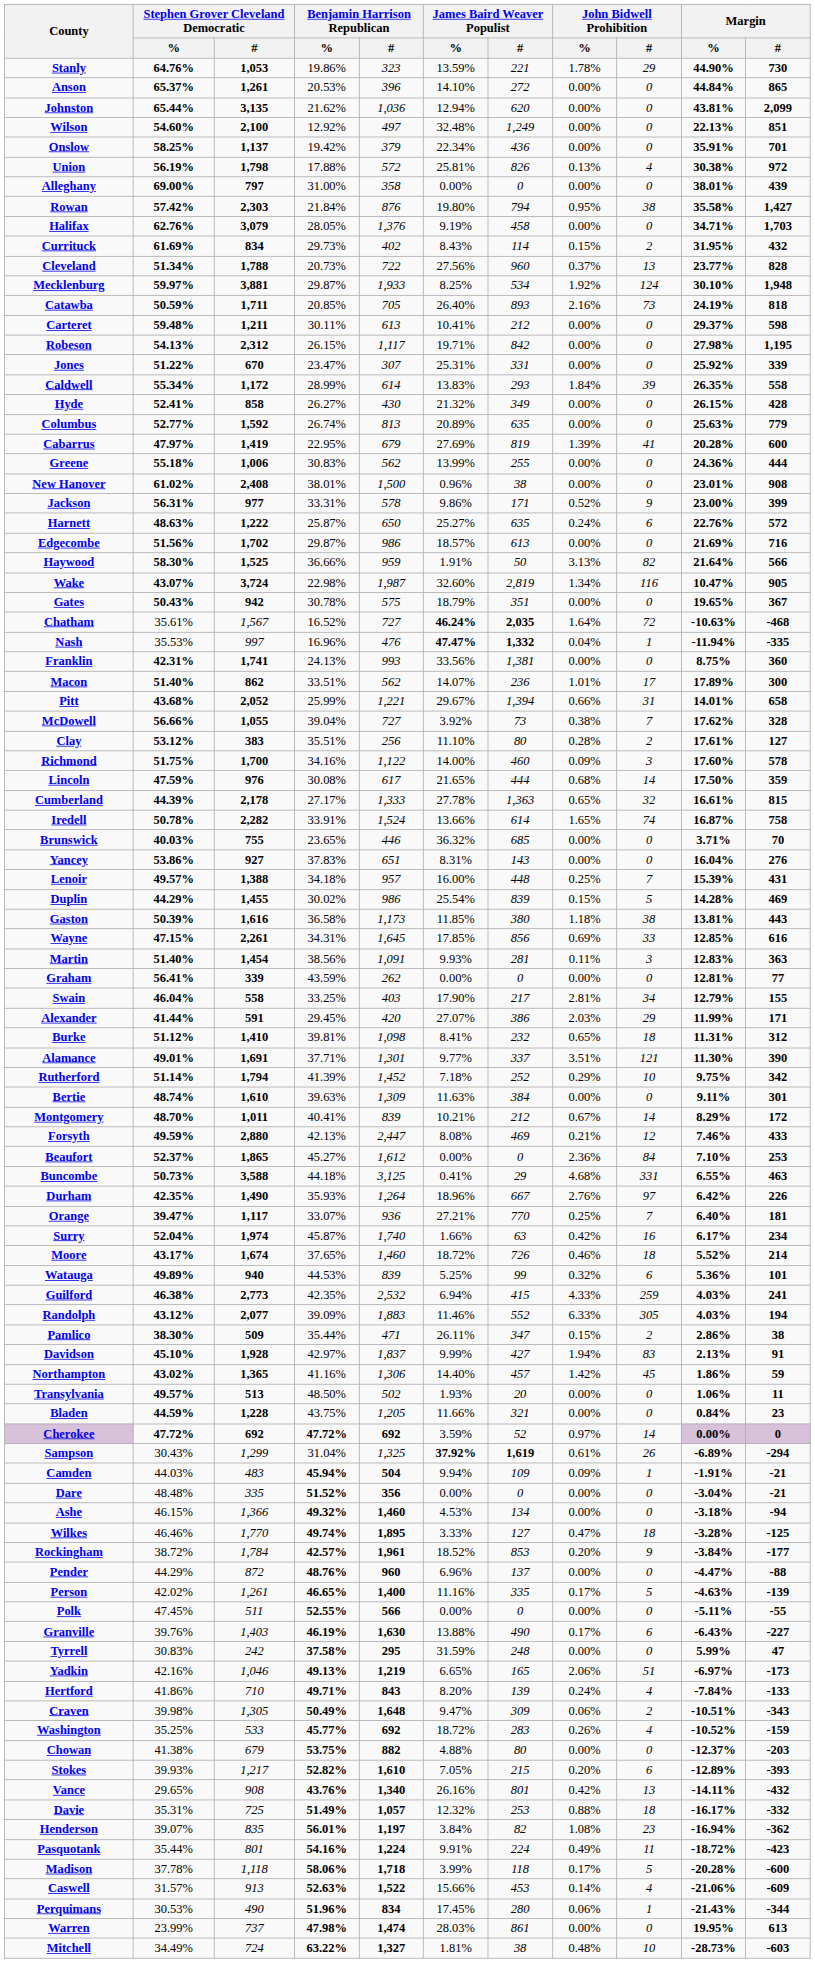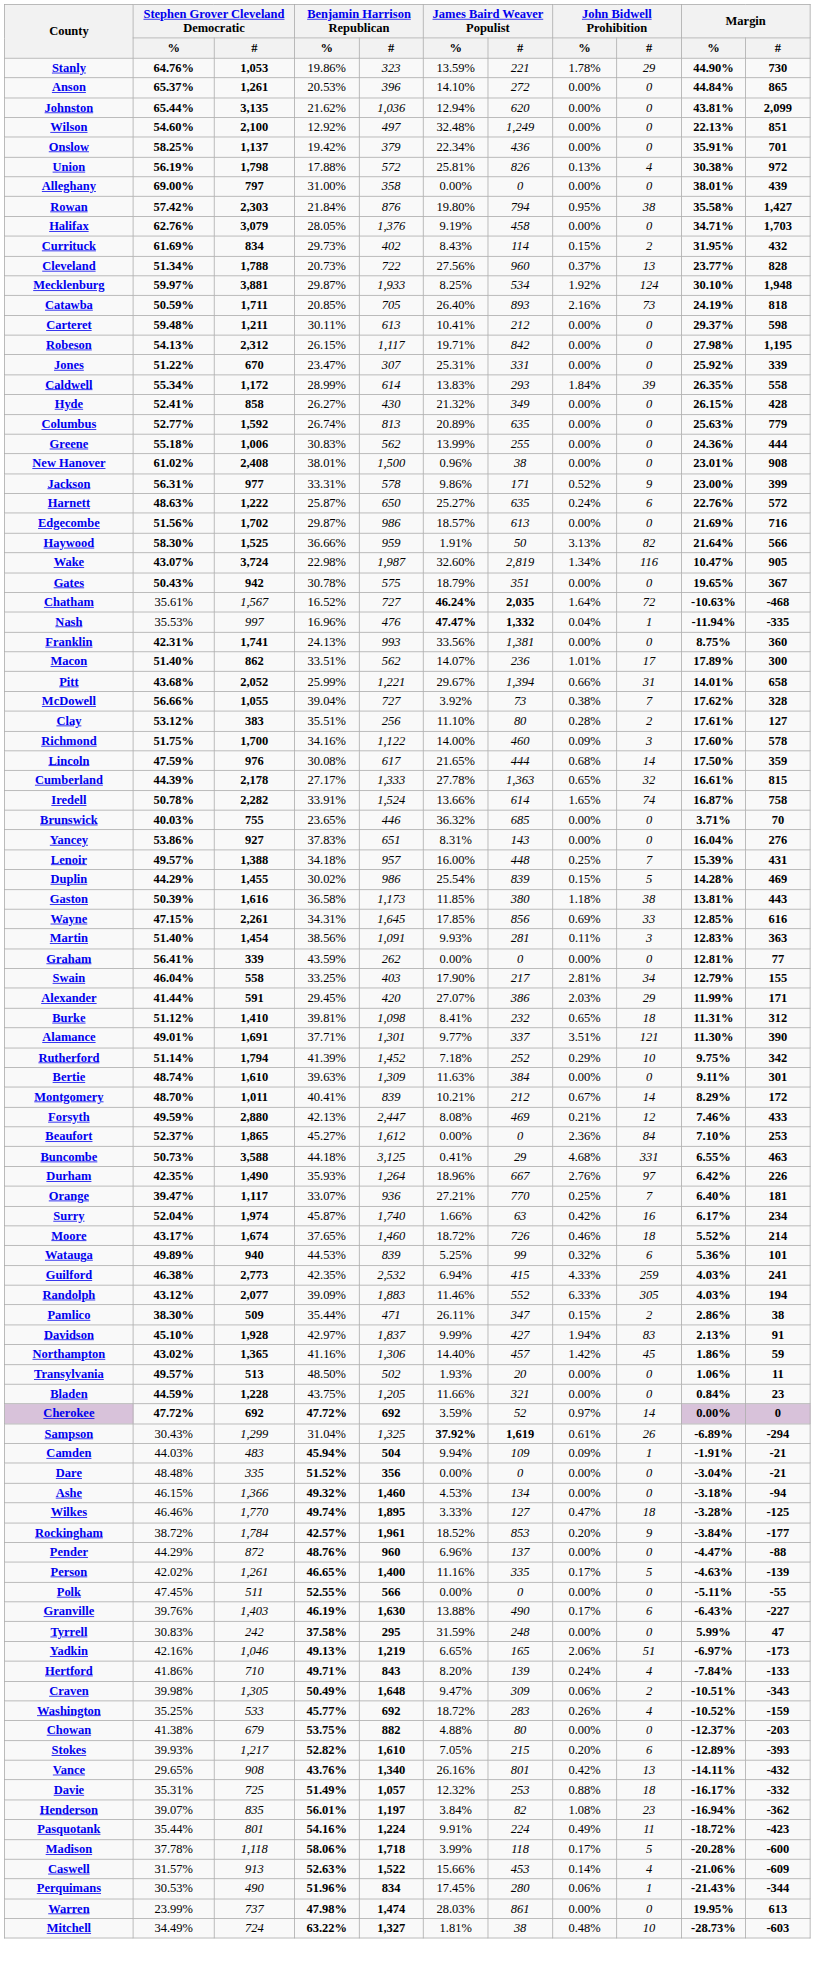- row: (69, 444)
